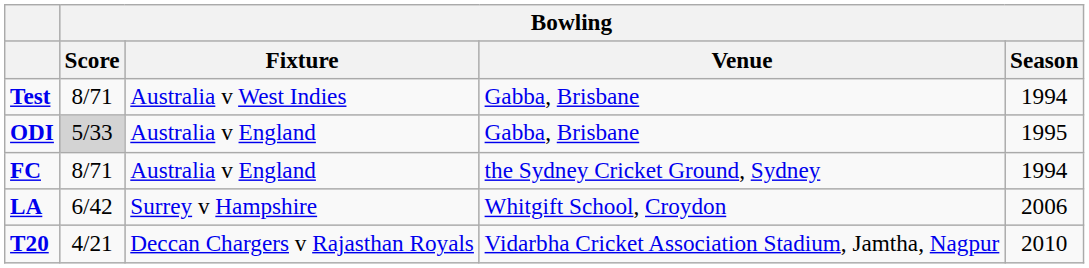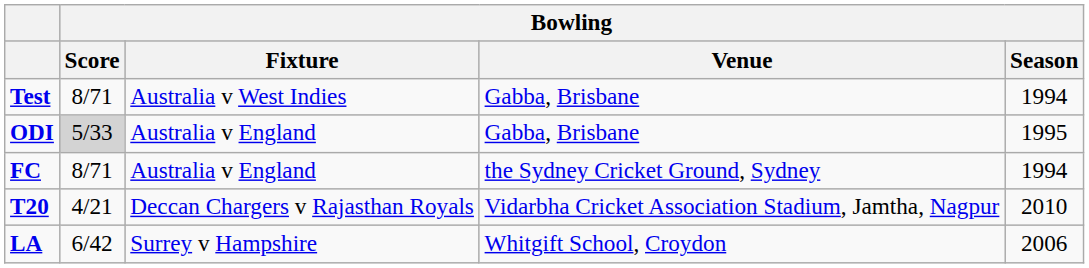rows swapped: (26, 206) <-> (29, 243)
